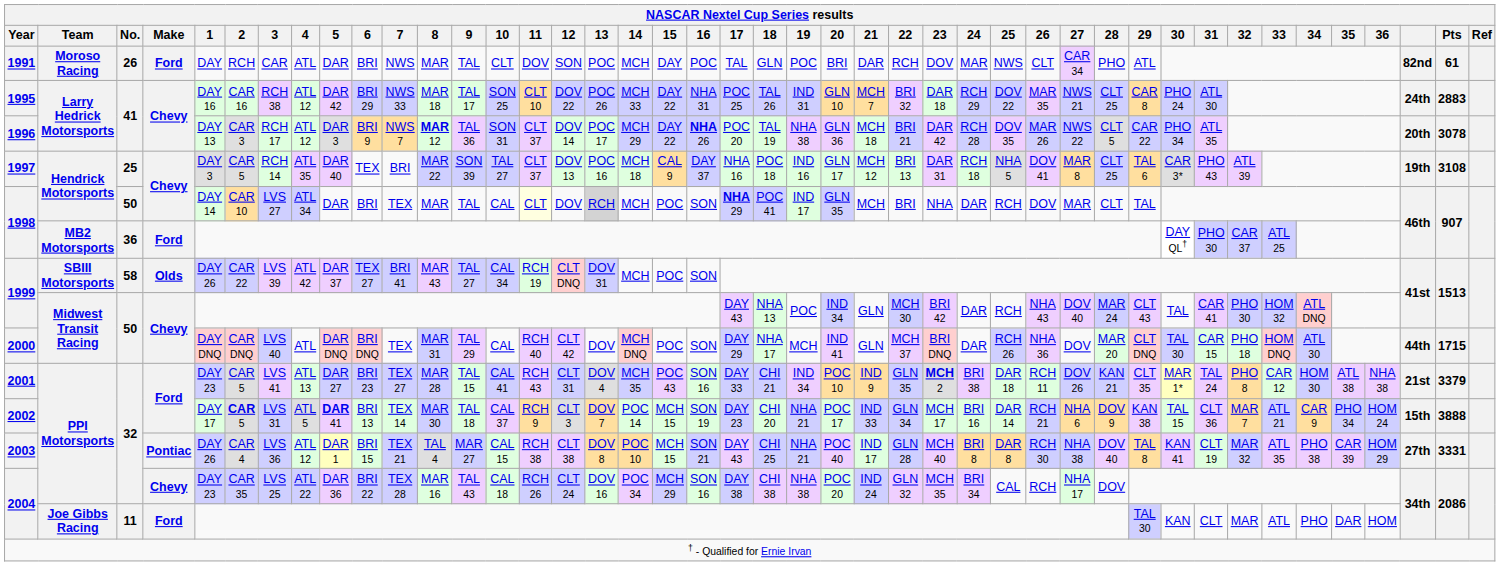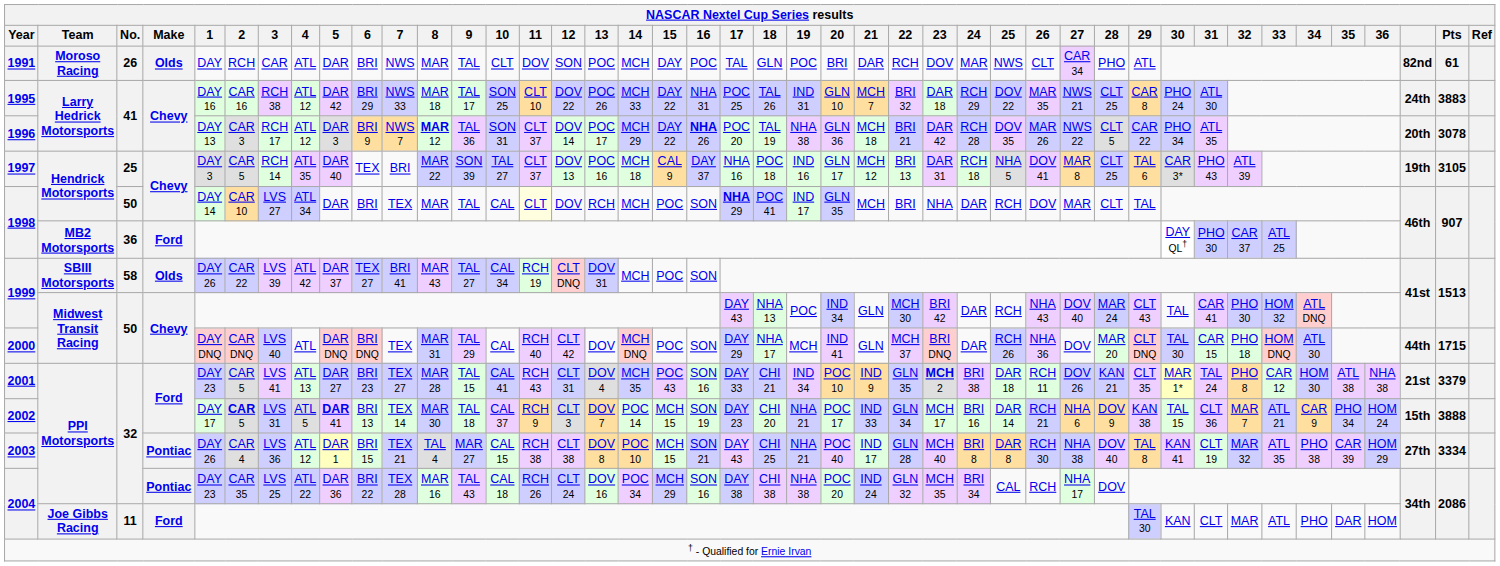(169, 63) Ford -> (169, 63) Olds
(1452, 98) 2883 -> (1452, 98) 3883
(1452, 169) 3108 -> (1452, 169) 3105
(602, 204) lightgrey background -> (602, 204) no background
(1452, 451) 3331 -> (1452, 451) 3334
(169, 486) Chevy -> (169, 486) Pontiac
